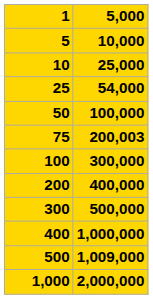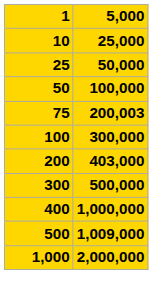- row: (65, 40)
(121, 88) 54,000 -> (121, 64) 50,000
(117, 185) 400,000 -> (117, 161) 403,000
